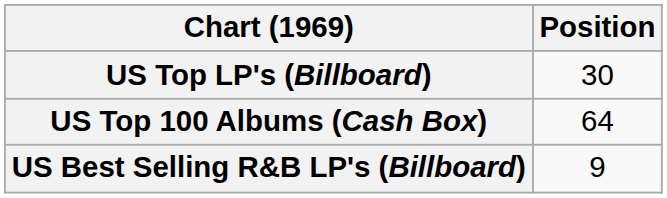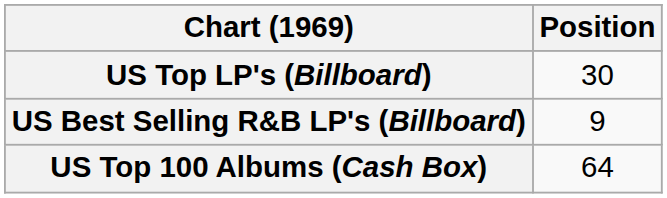rows swapped: (269, 167) <-> (269, 121)
